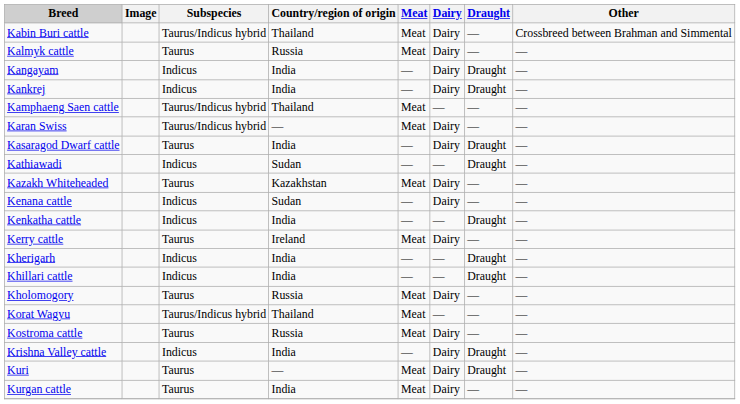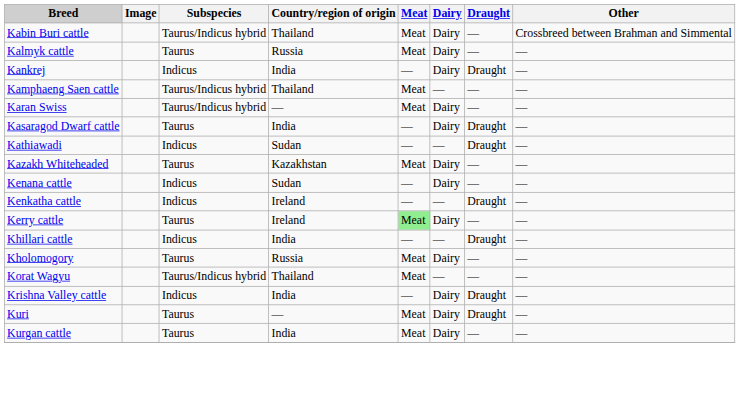- row: (33, 70)
(284, 220) India -> (288, 201) Ireland
(413, 239) no background -> (413, 220) lightgreen background
- row: (31, 257)
- row: (45, 333)
